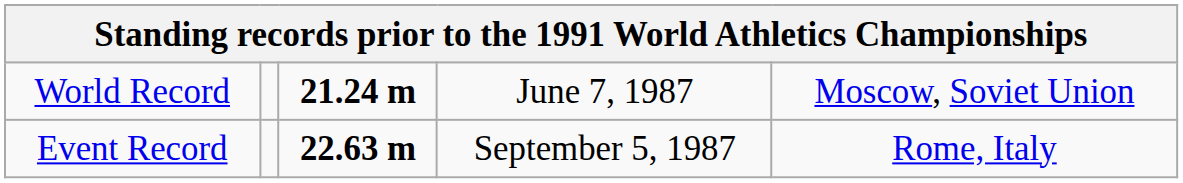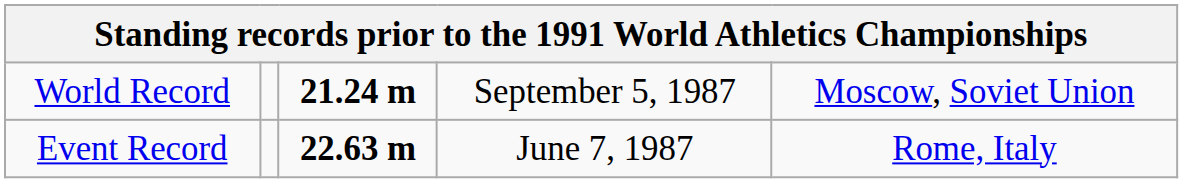(605, 90) June 7, 1987 -> (605, 90) September 5, 1987
(605, 147) September 5, 1987 -> (605, 147) June 7, 1987
